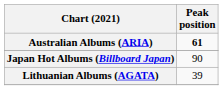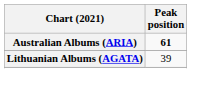- row: (91, 59)
